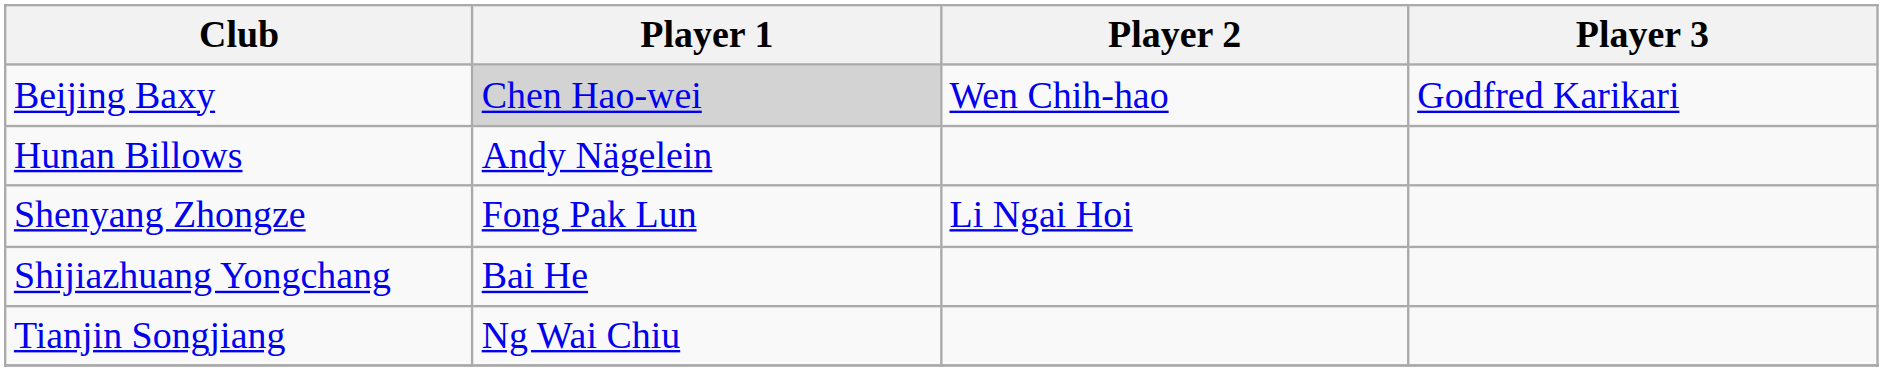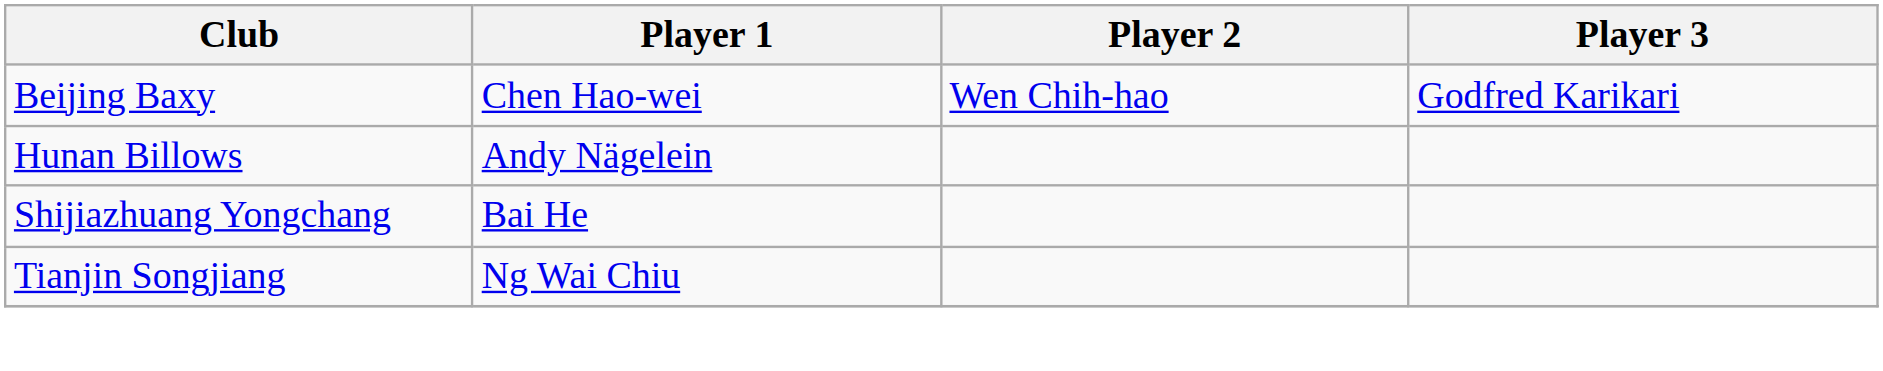(592, 94) lightgrey background -> (592, 94) no background
- row: (160, 214)
